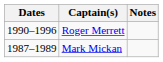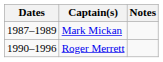rows swapped: (92, 48) <-> (93, 30)
